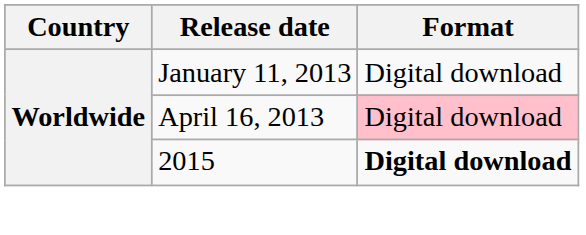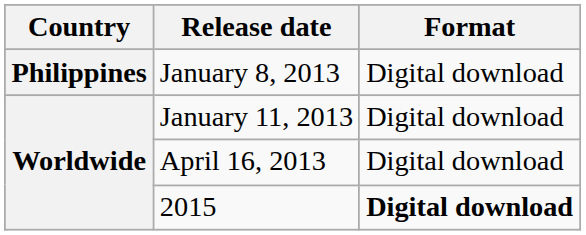+ row: (250, 71)
(463, 116) pink background -> (465, 161) no background
